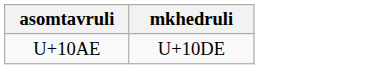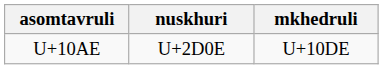+ column: (191, 19)
